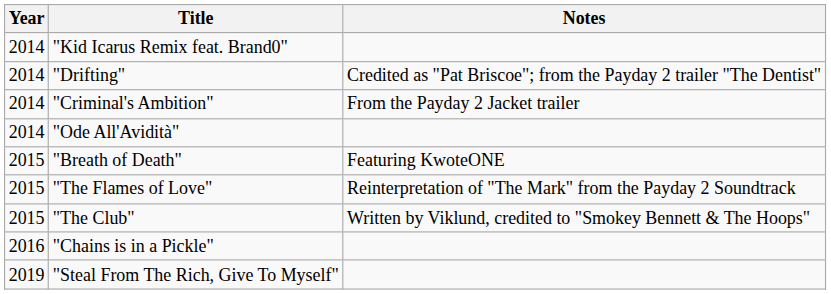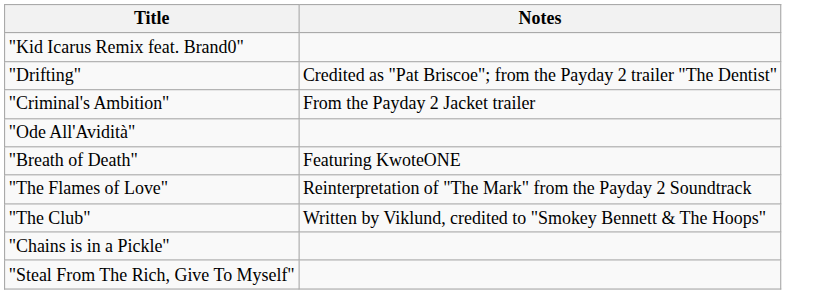- column: (27, 18)
